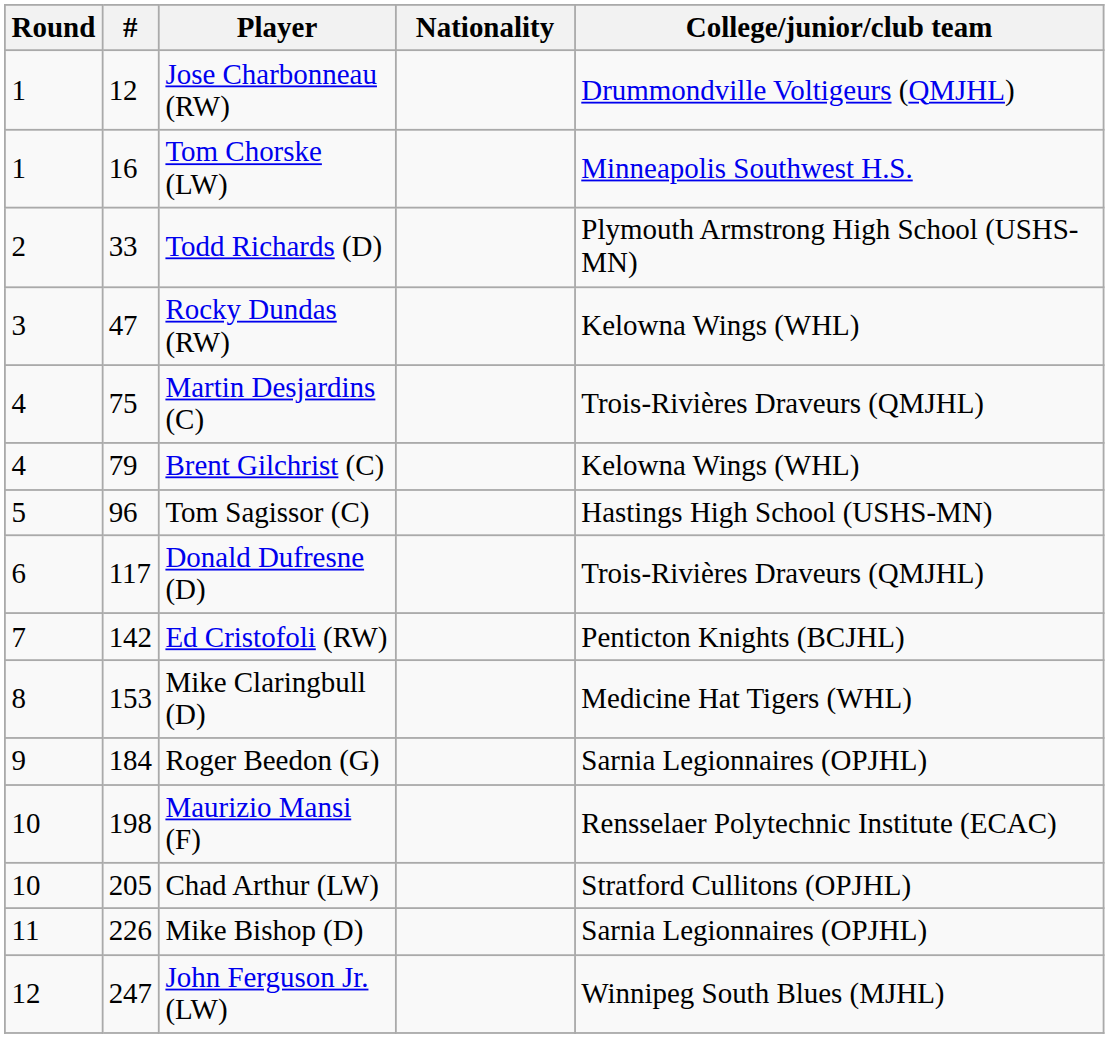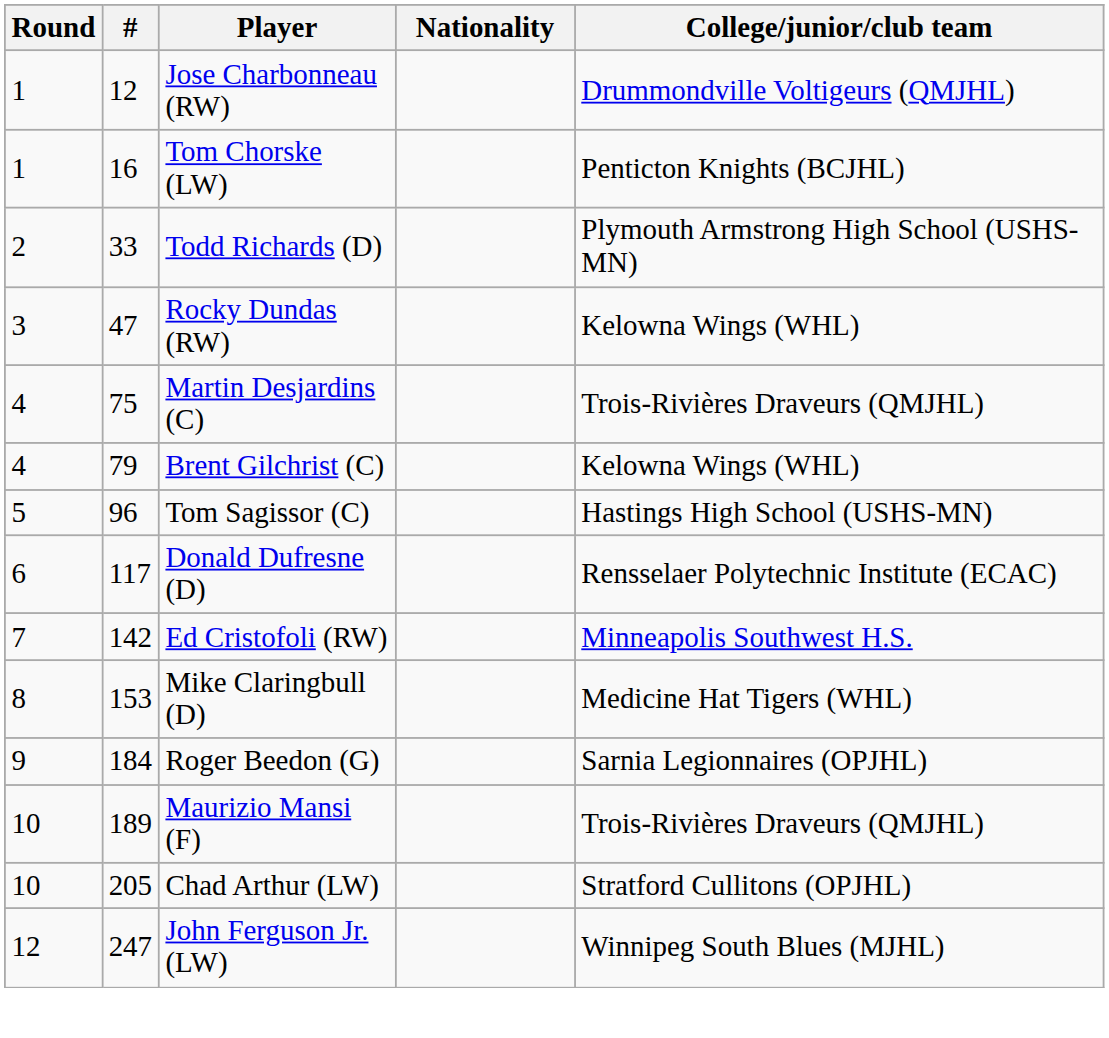(747, 168) Minneapolis Southwest H.S. -> (743, 168) Penticton Knights (BCJHL)
(783, 574) Trois-Rivières Draveurs (QMJHL) -> (819, 574) Rensselaer Polytechnic Institute (ECAC)
(743, 636) Penticton Knights (BCJHL) -> (747, 636) Minneapolis Southwest H.S.
(130, 822) 198 -> (130, 822) 189
(819, 822) Rensselaer Polytechnic Institute (ECAC) -> (783, 822) Trois-Rivières Draveurs (QMJHL)
- row: (264, 931)
